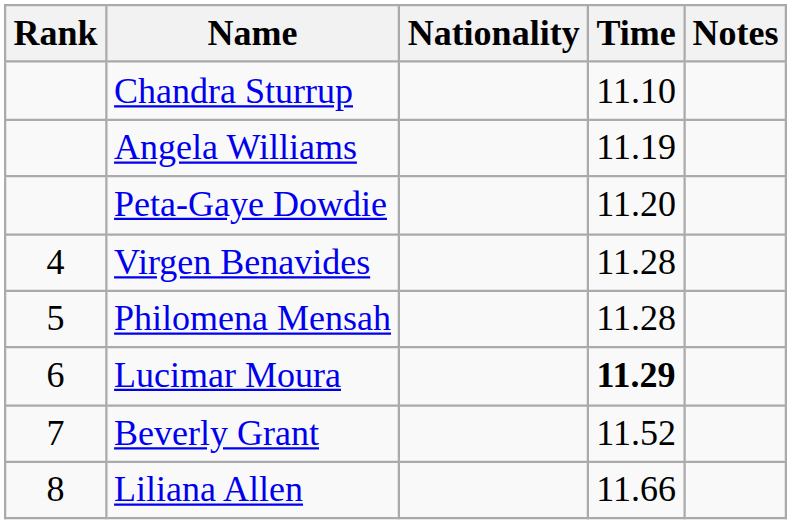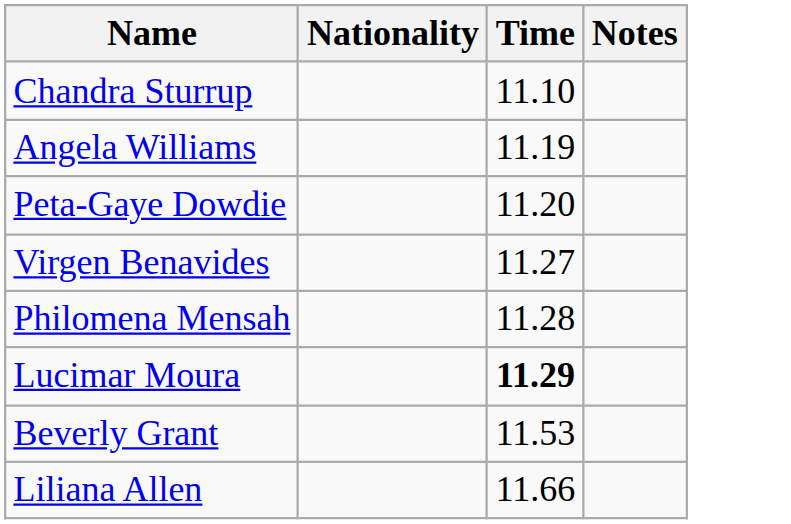- column: (55, 33)
(636, 261) 11.28 -> (535, 261) 11.27
(636, 432) 11.52 -> (535, 432) 11.53
